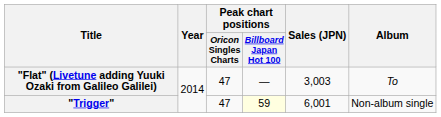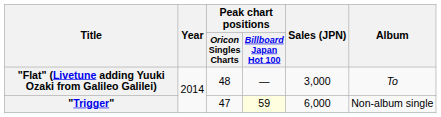(225, 81) 47 -> (225, 81) 48
(317, 81) 3,003 -> (317, 81) 3,000
(317, 104) 6,001 -> (317, 104) 6,000
